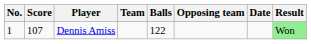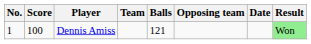(35, 30) 107 -> (35, 30) 100
(158, 30) 122 -> (158, 30) 121
